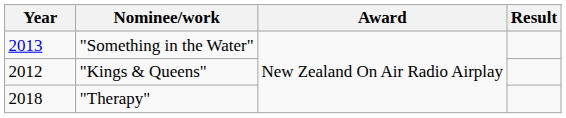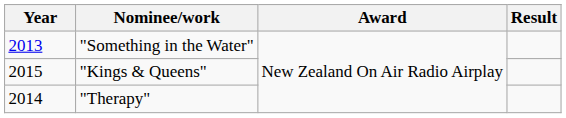(25, 71) 2012 -> (25, 71) 2015
(25, 98) 2018 -> (25, 98) 2014
